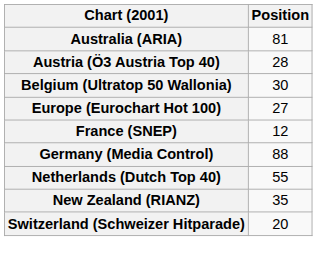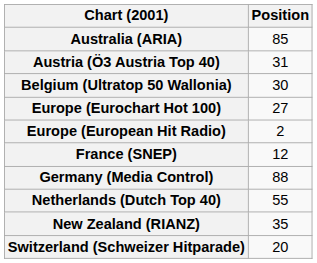(280, 39) 81 -> (280, 39) 85
(280, 62) 28 -> (280, 62) 31
+ row: (126, 131)
